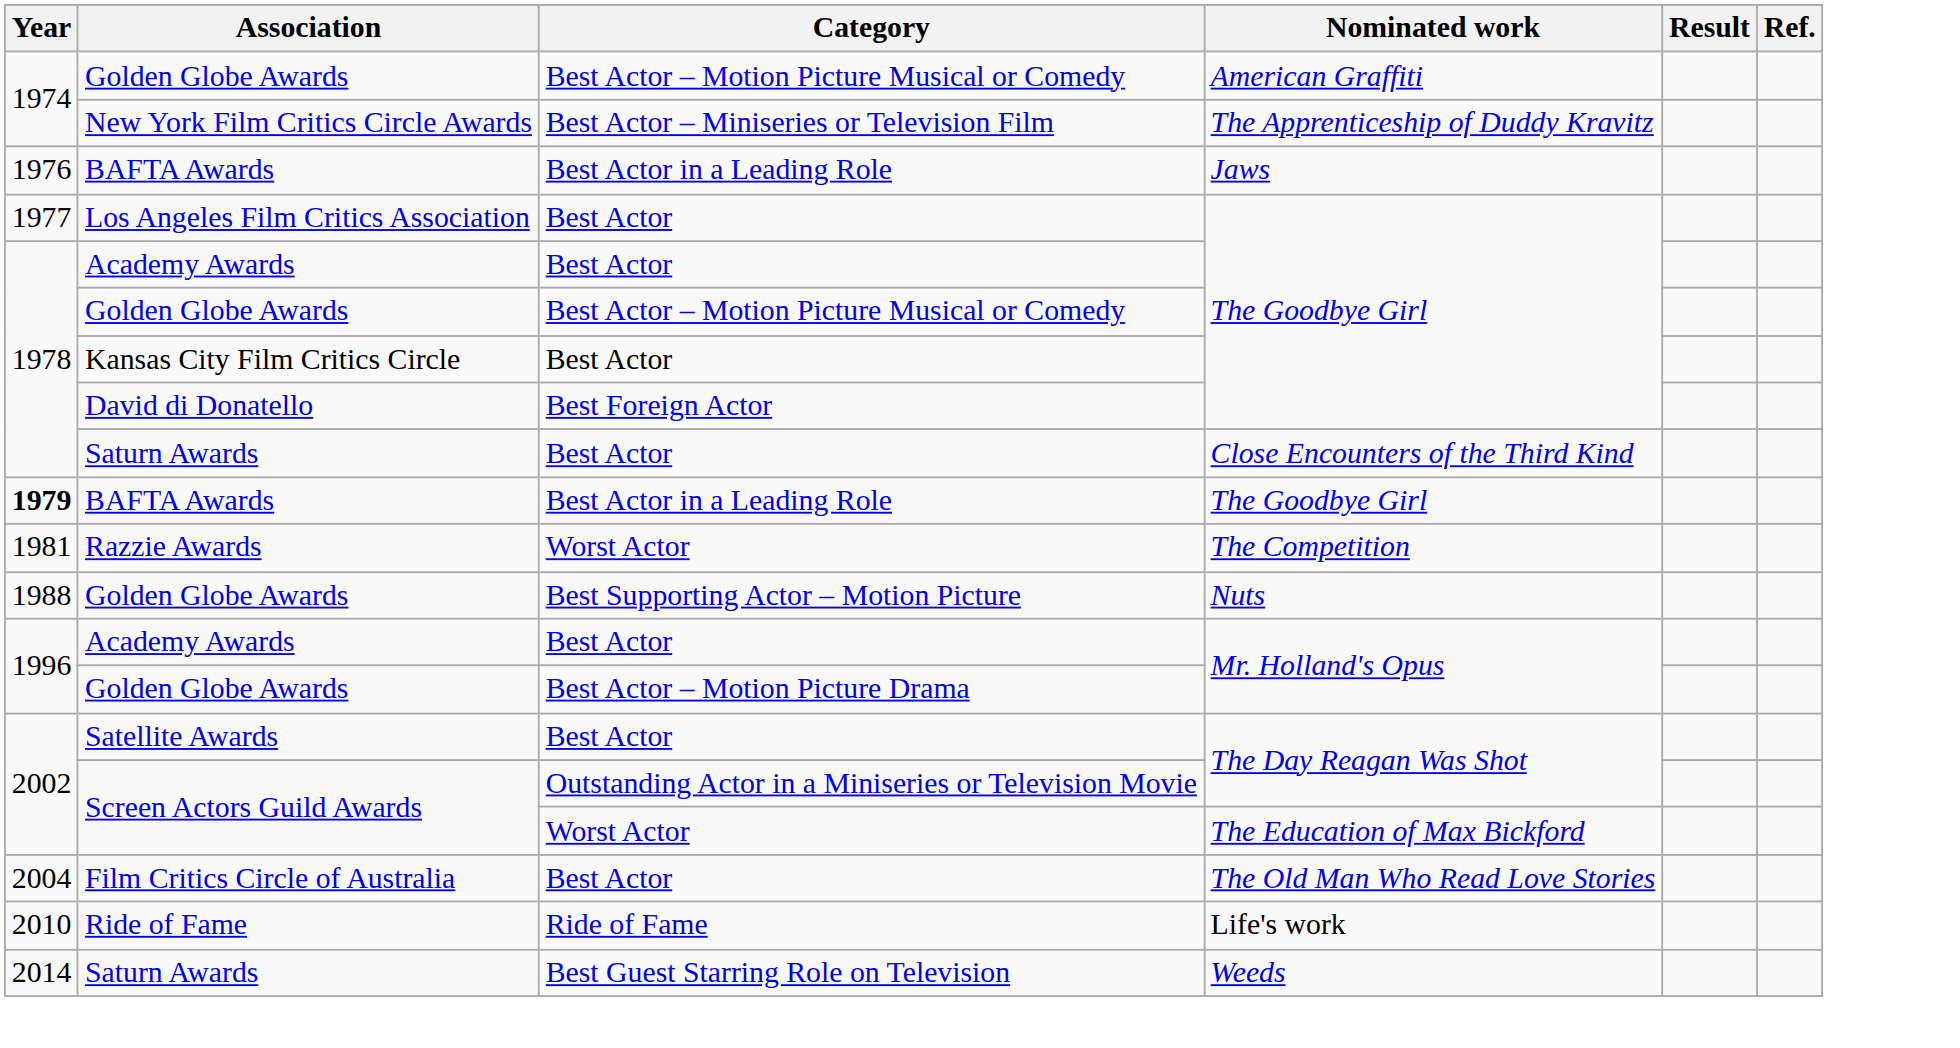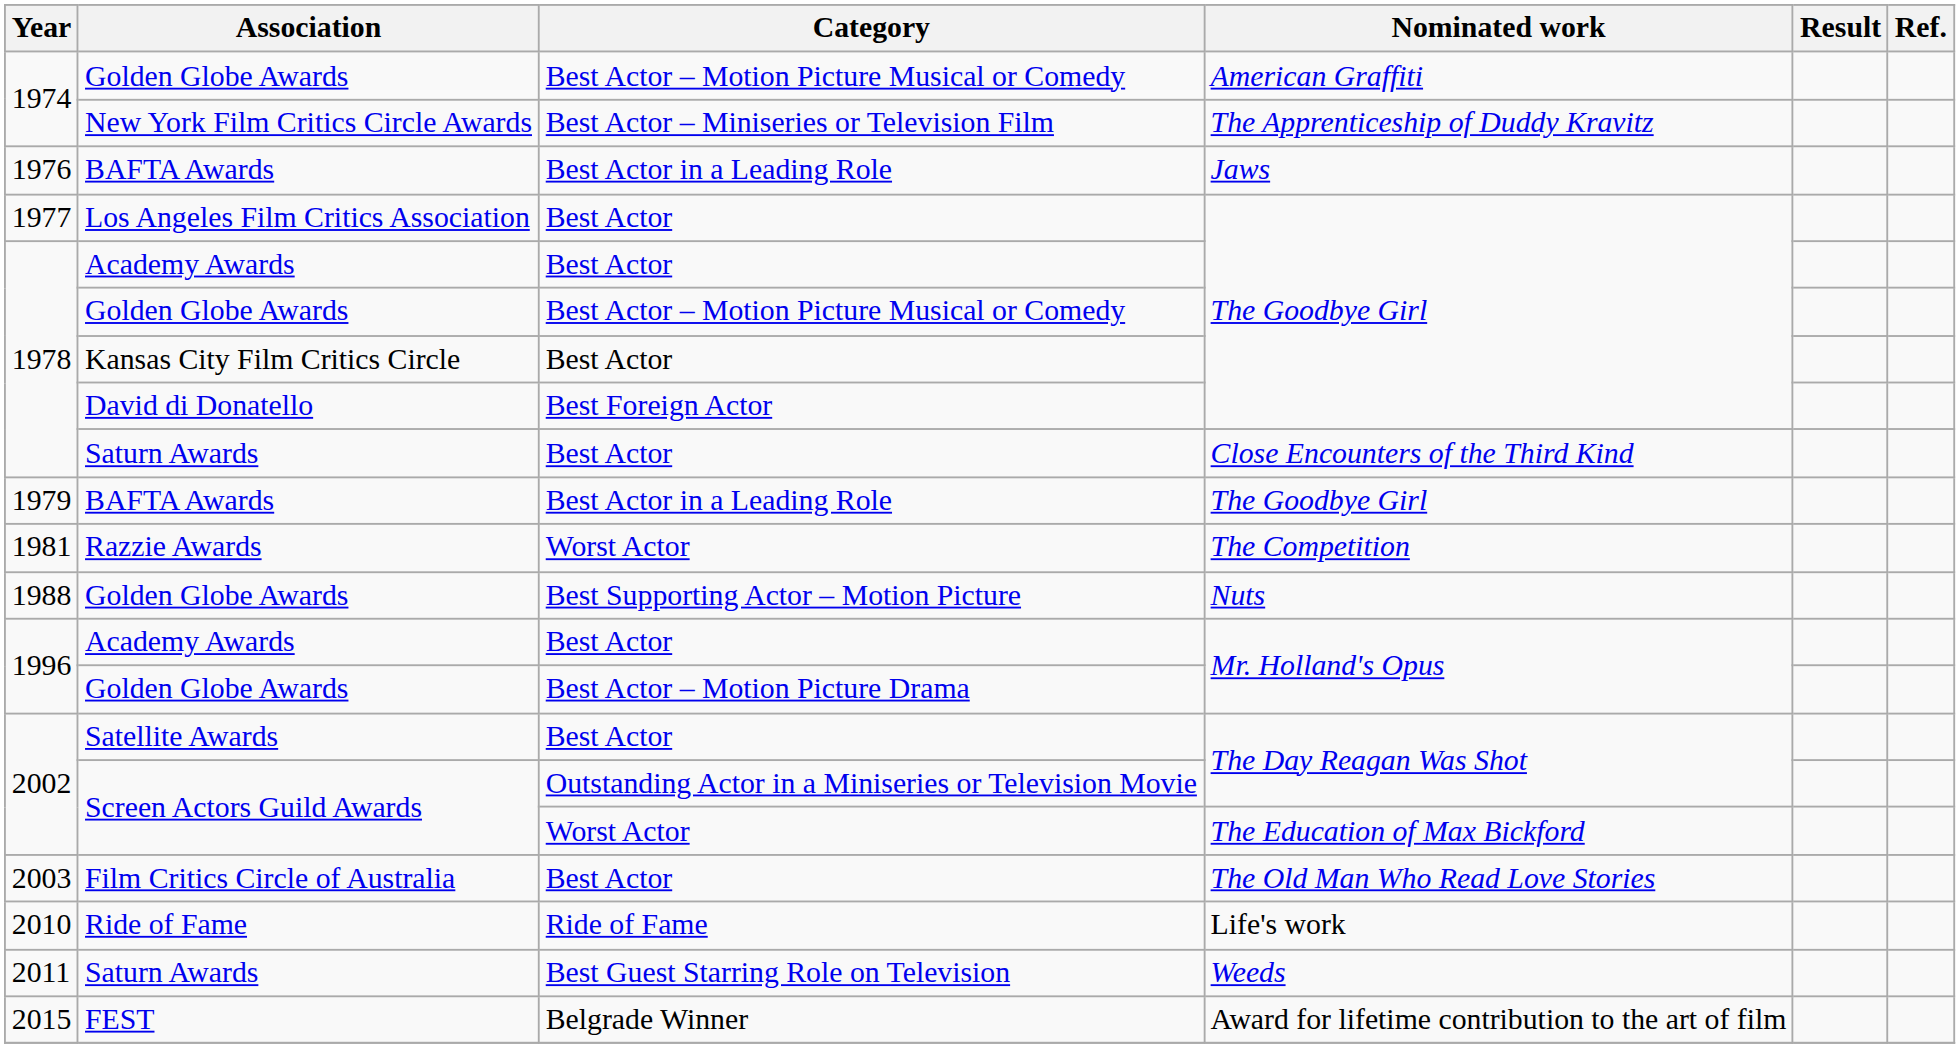(42, 500) bold -> (42, 500) normal
(42, 877) 2004 -> (42, 877) 2003
(42, 972) 2014 -> (41, 972) 2011
+ row: (120, 1019)
